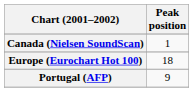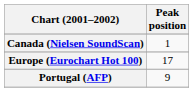(168, 60) 18 -> (168, 60) 17
